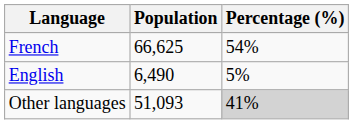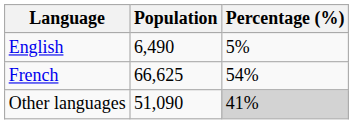rows swapped: (34, 47) <-> (36, 75)
(159, 103) 51,093 -> (159, 103) 51,090
